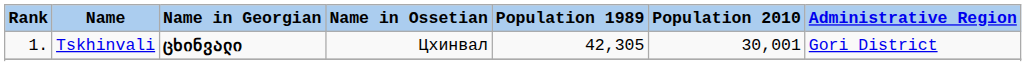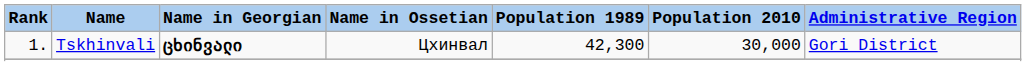(615, 46) 42,305 -> (615, 46) 42,300
(771, 46) 30,001 -> (771, 46) 30,000
